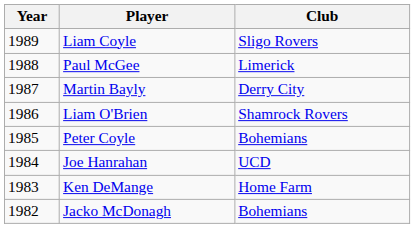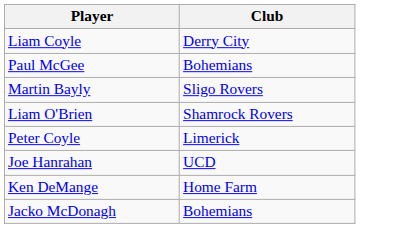- column: (32, 16)
(278, 41) Sligo Rovers -> (216, 41) Derry City
(266, 65) Limerick -> (218, 65) Bohemians
(271, 89) Derry City -> (223, 89) Sligo Rovers
(273, 138) Bohemians -> (211, 138) Limerick
